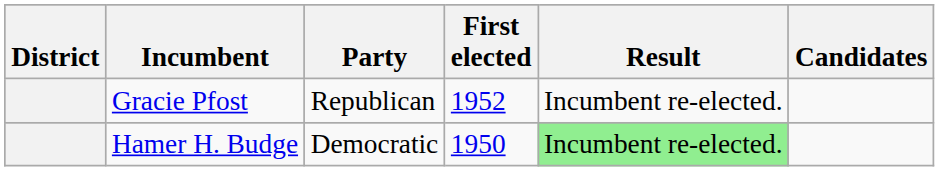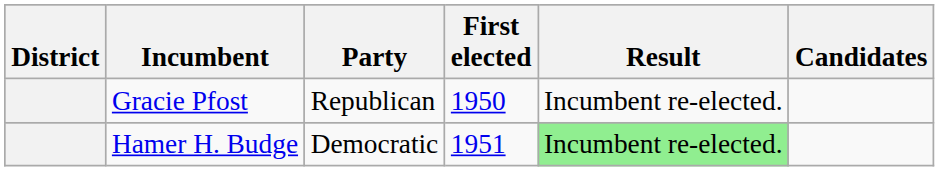(478, 100) 1952 -> (478, 100) 1950
(478, 143) 1950 -> (478, 143) 1951
